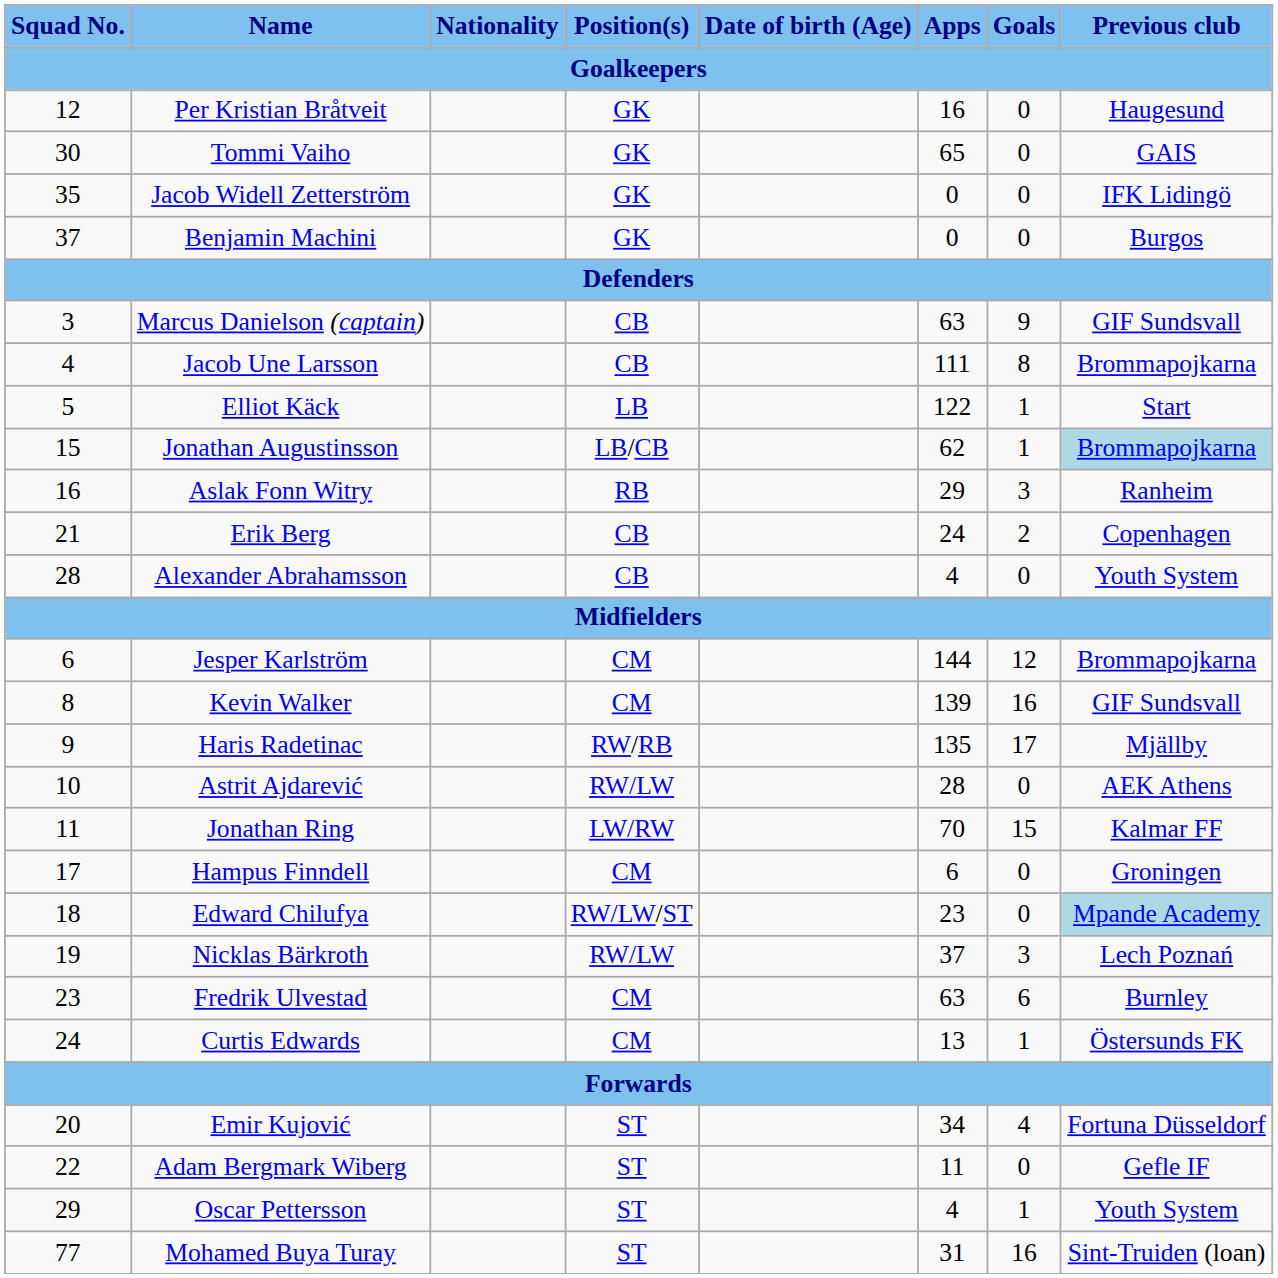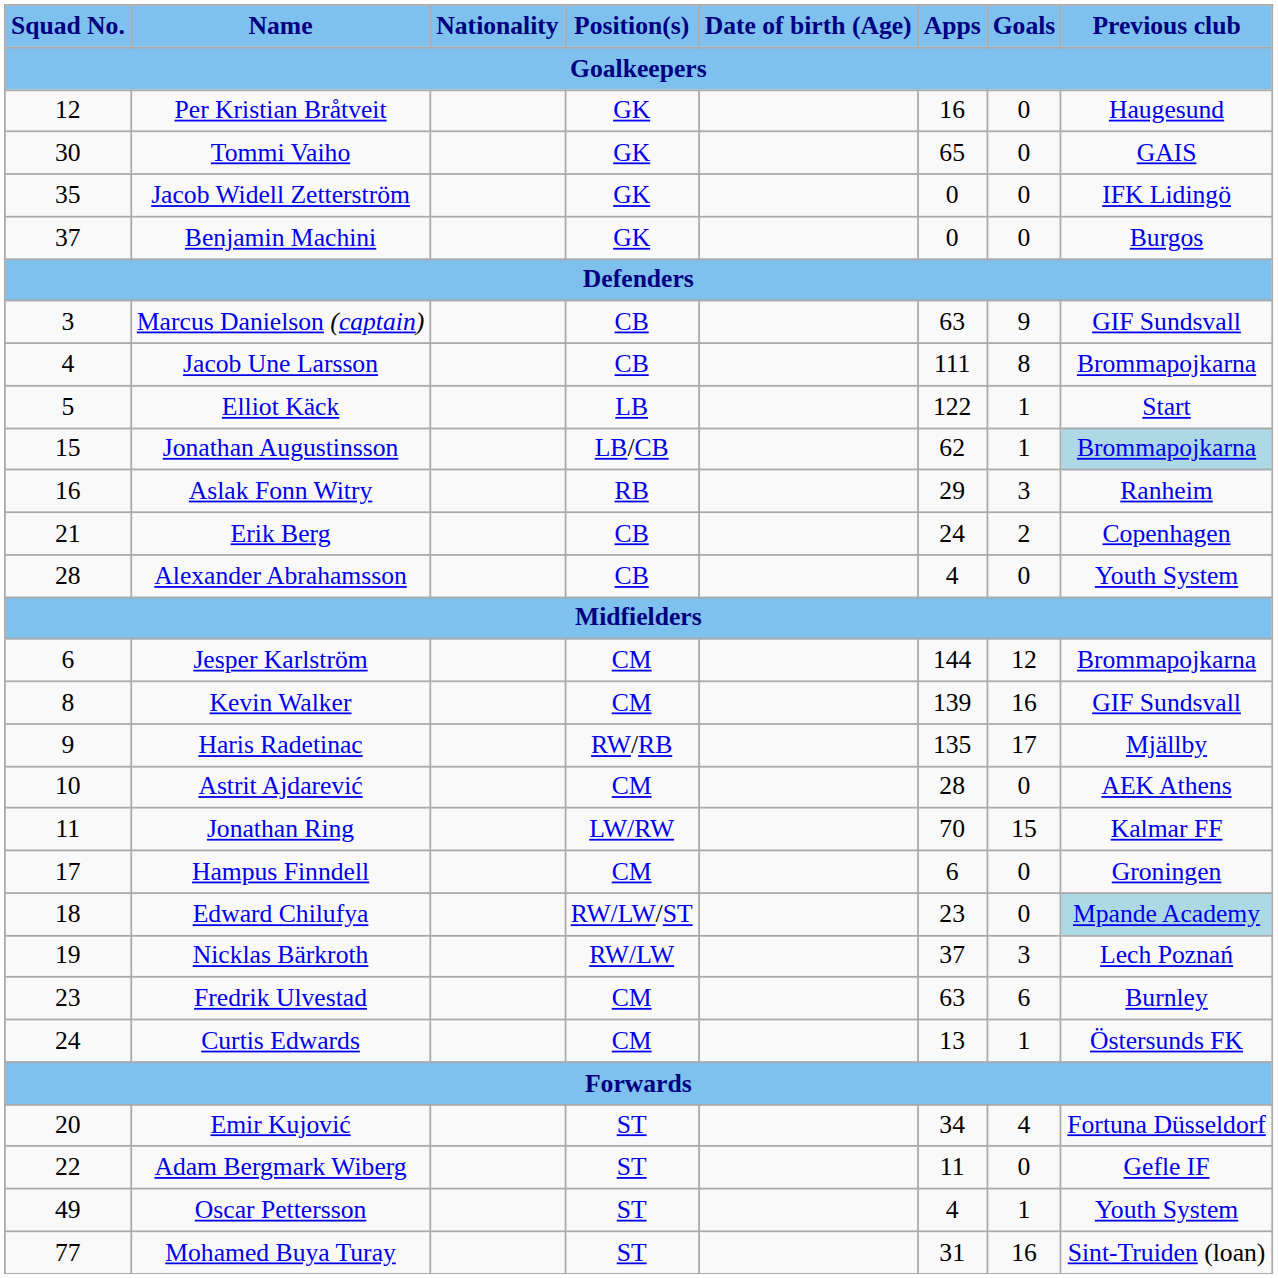(632, 786) RW/LW -> (632, 786) CM
(68, 1209) 29 -> (68, 1209) 49
